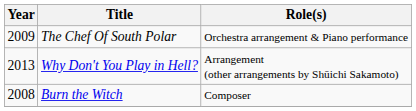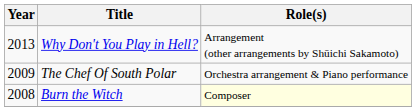rows swapped: (109, 36) <-> (119, 66)
(227, 96) no background -> (227, 96) lightyellow background
